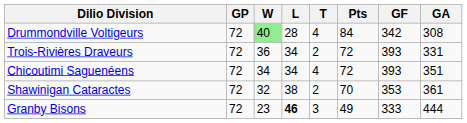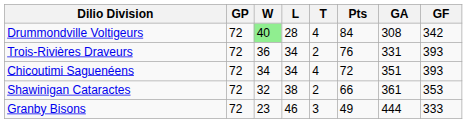columns swapped: (399, 14) <-> (441, 14)
(347, 52) 72 -> (347, 52) 76
(347, 90) 70 -> (347, 90) 66
(291, 109) bold -> (291, 109) normal
